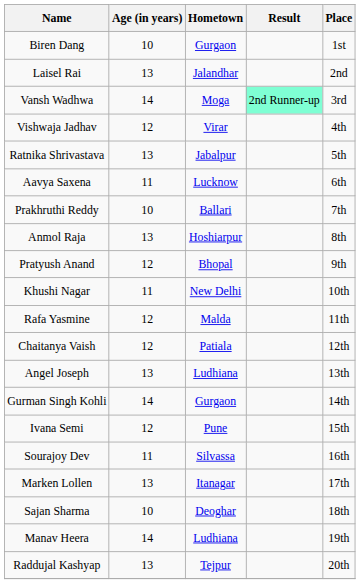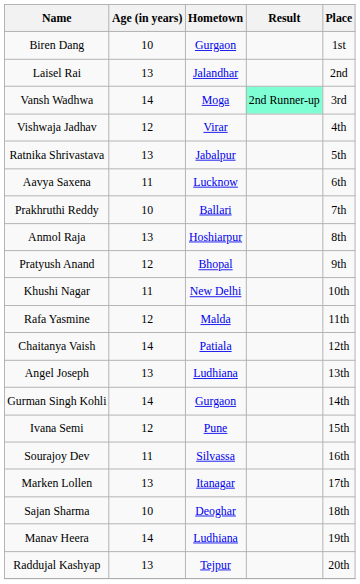(147, 346) 12 -> (147, 346) 14
